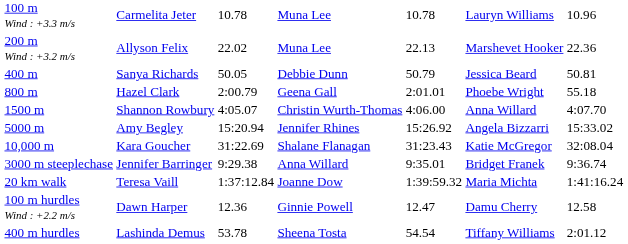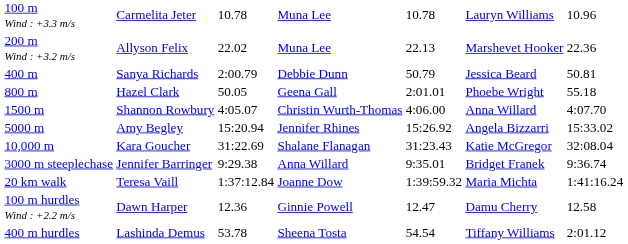(232, 73) 50.05 -> (238, 73) 2:00.79
(238, 91) 2:00.79 -> (232, 91) 50.05
